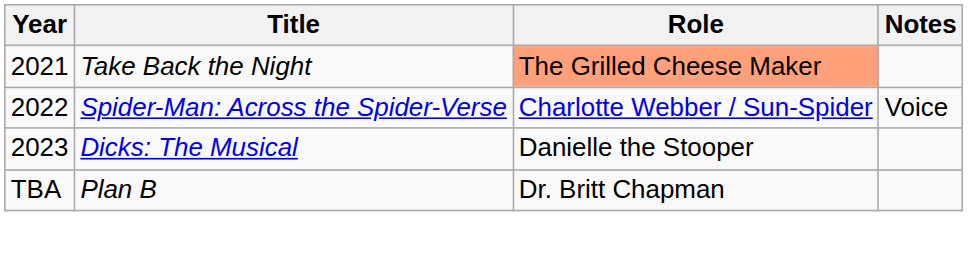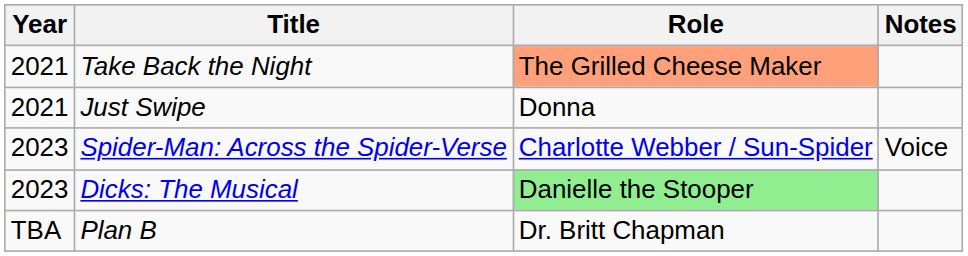+ row: (143, 107)
(40, 107) 2022 -> (40, 148) 2023
(636, 148) no background -> (636, 189) lightgreen background
